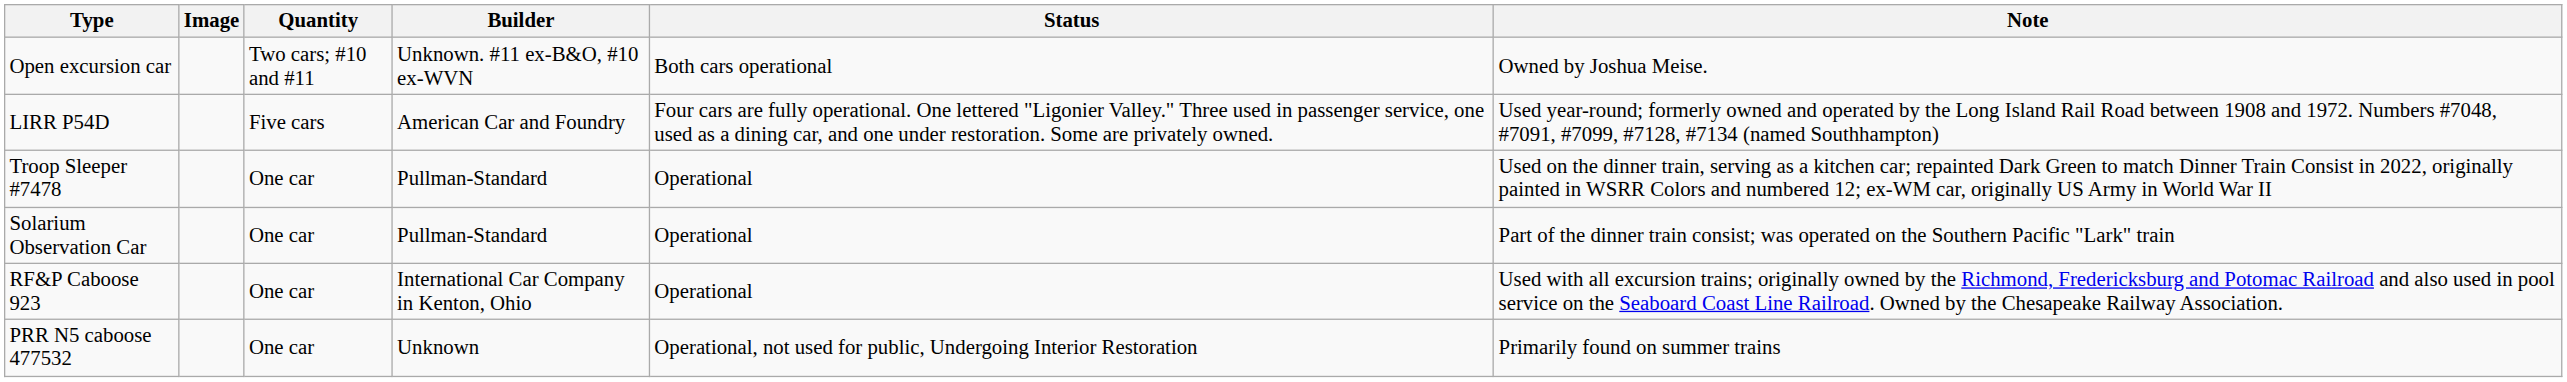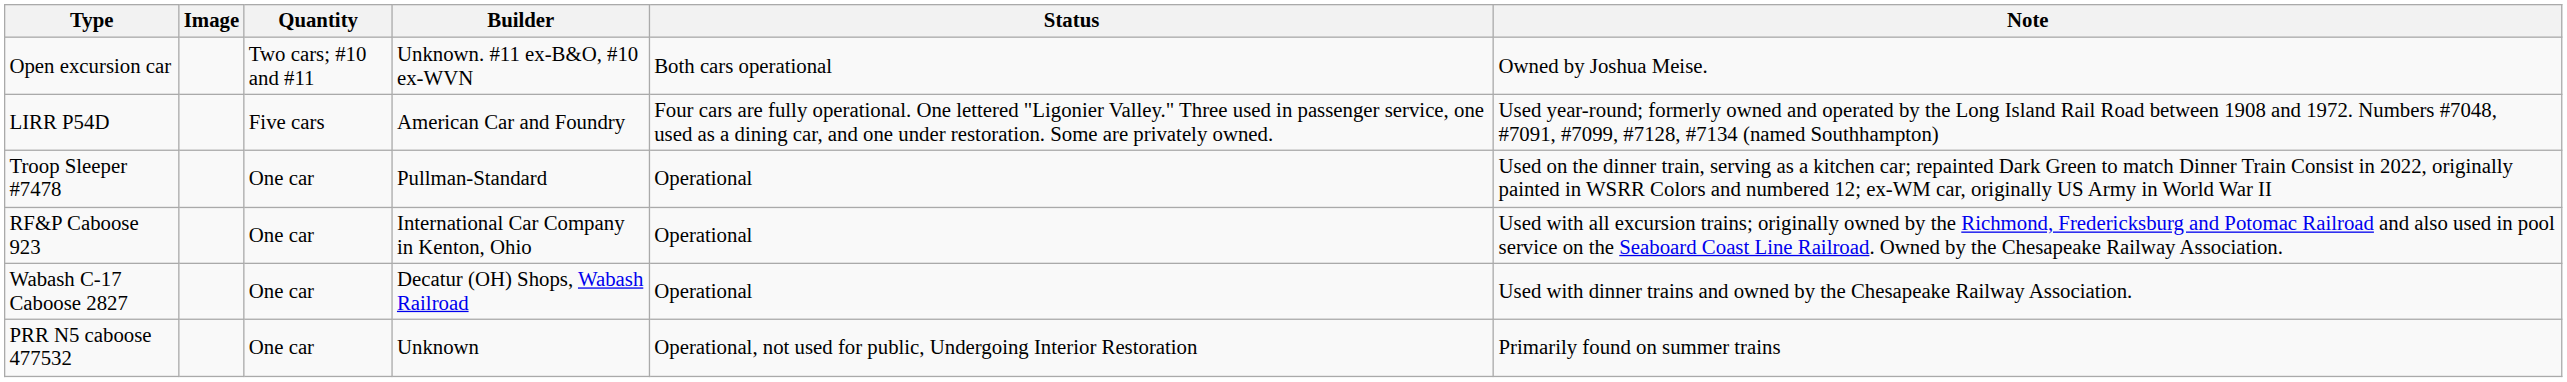- row: (78, 234)
+ row: (69, 291)
